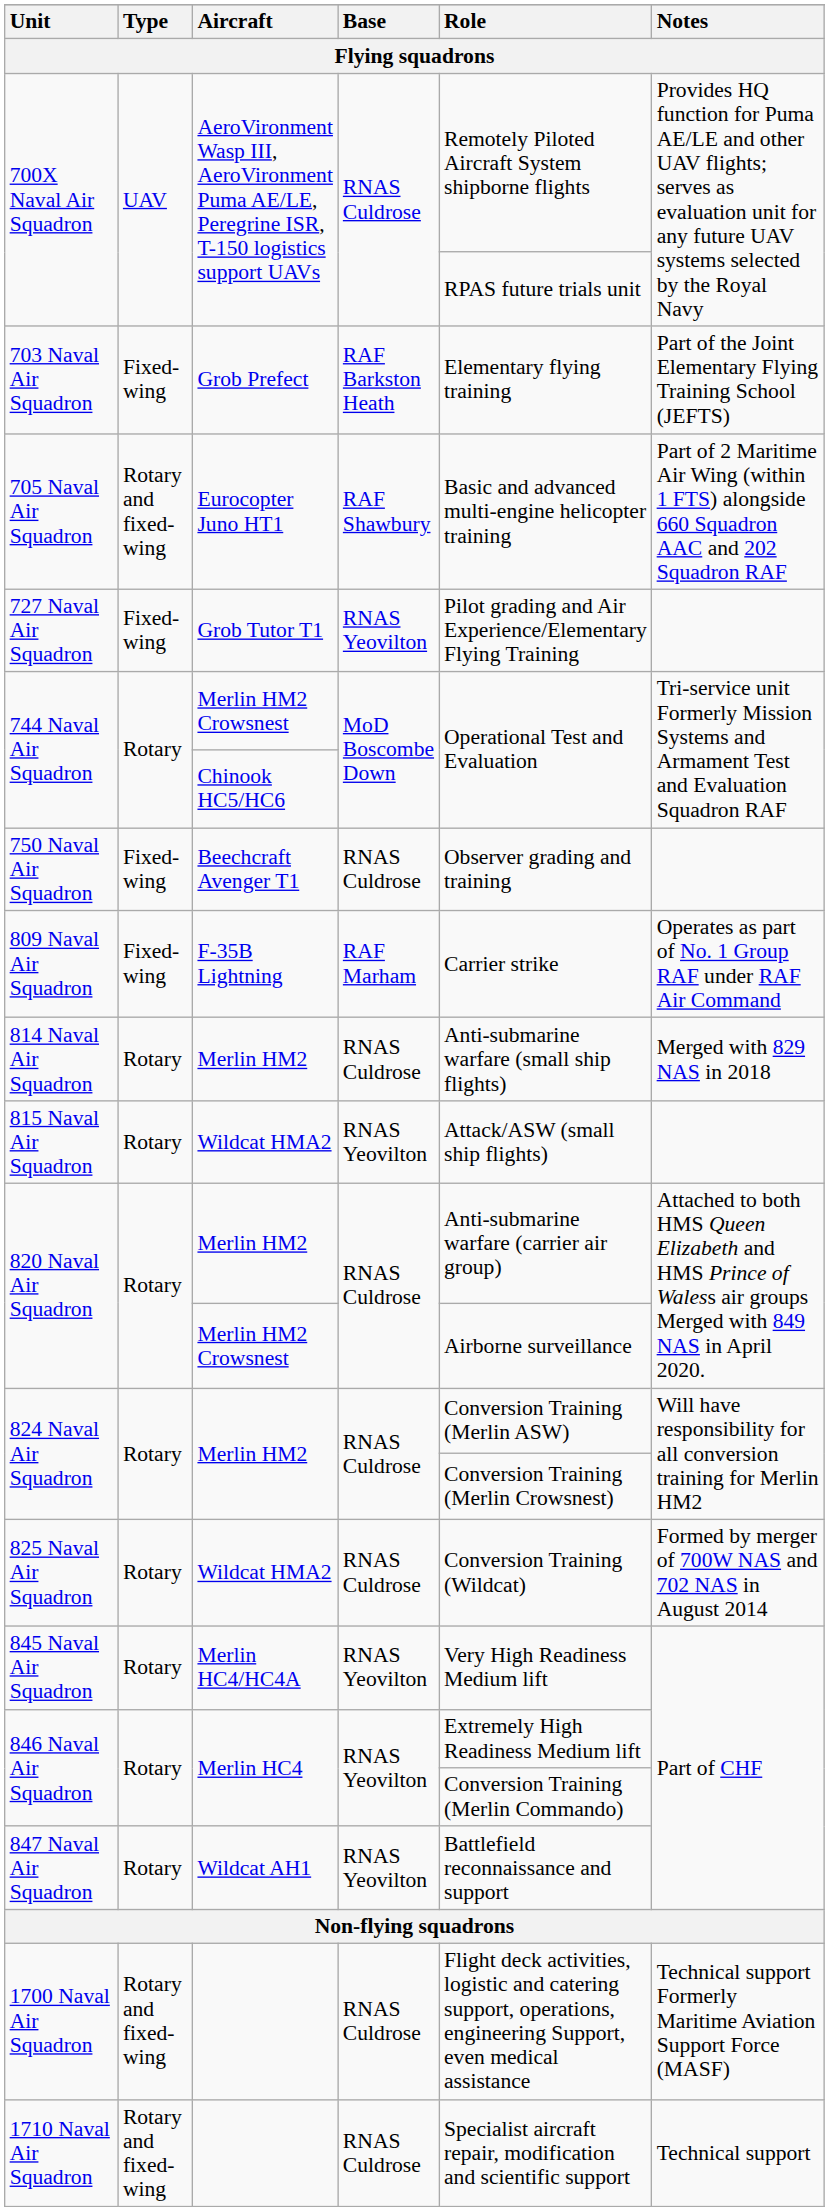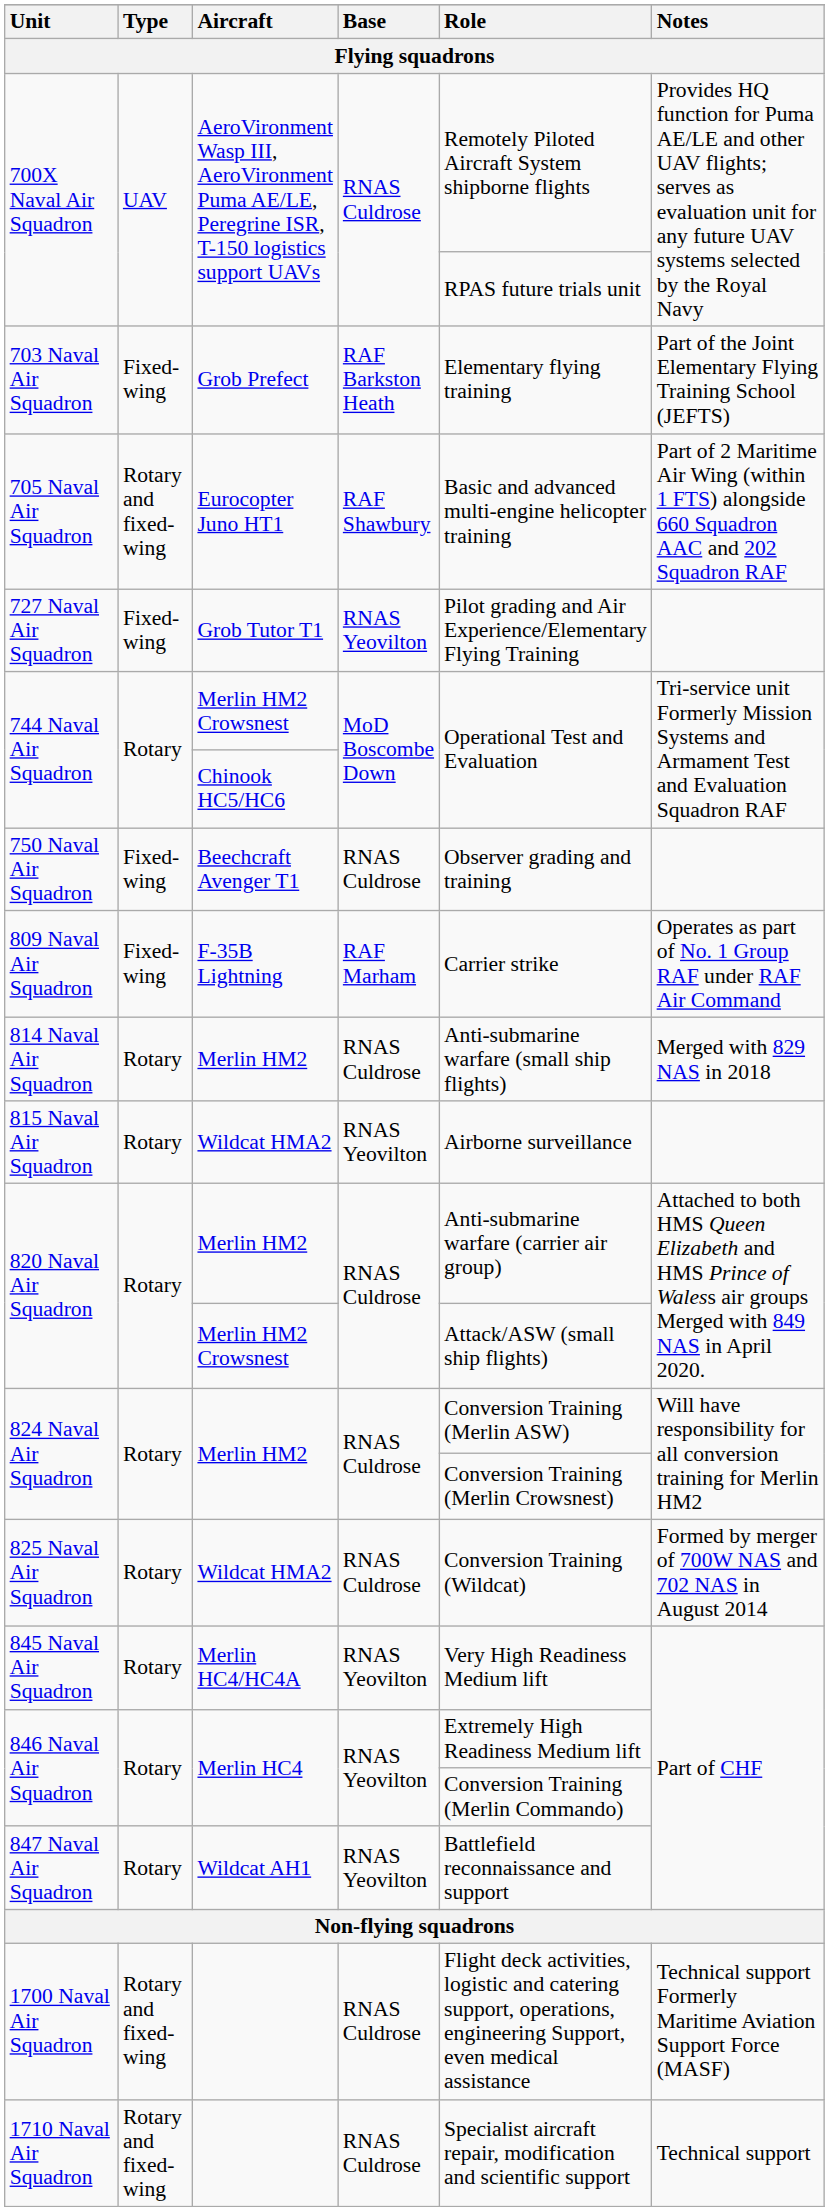(529, 1141) Attack/ASW (small ship flights) -> (538, 1141) Airborne surveillance
(538, 1345) Airborne surveillance -> (529, 1345) Attack/ASW (small ship flights)
